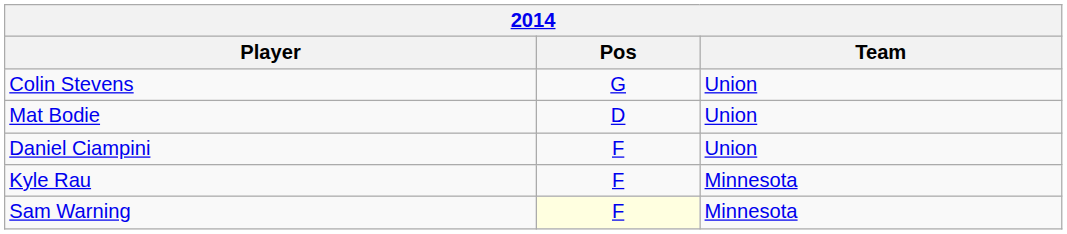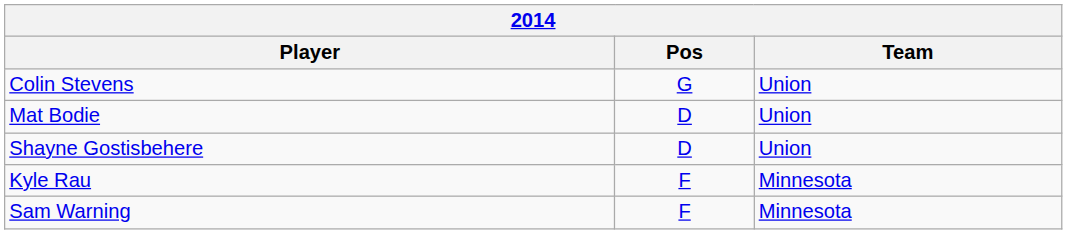+ row: (106, 148)
- row: (80, 148)
(618, 212) lightyellow background -> (685, 212) no background
